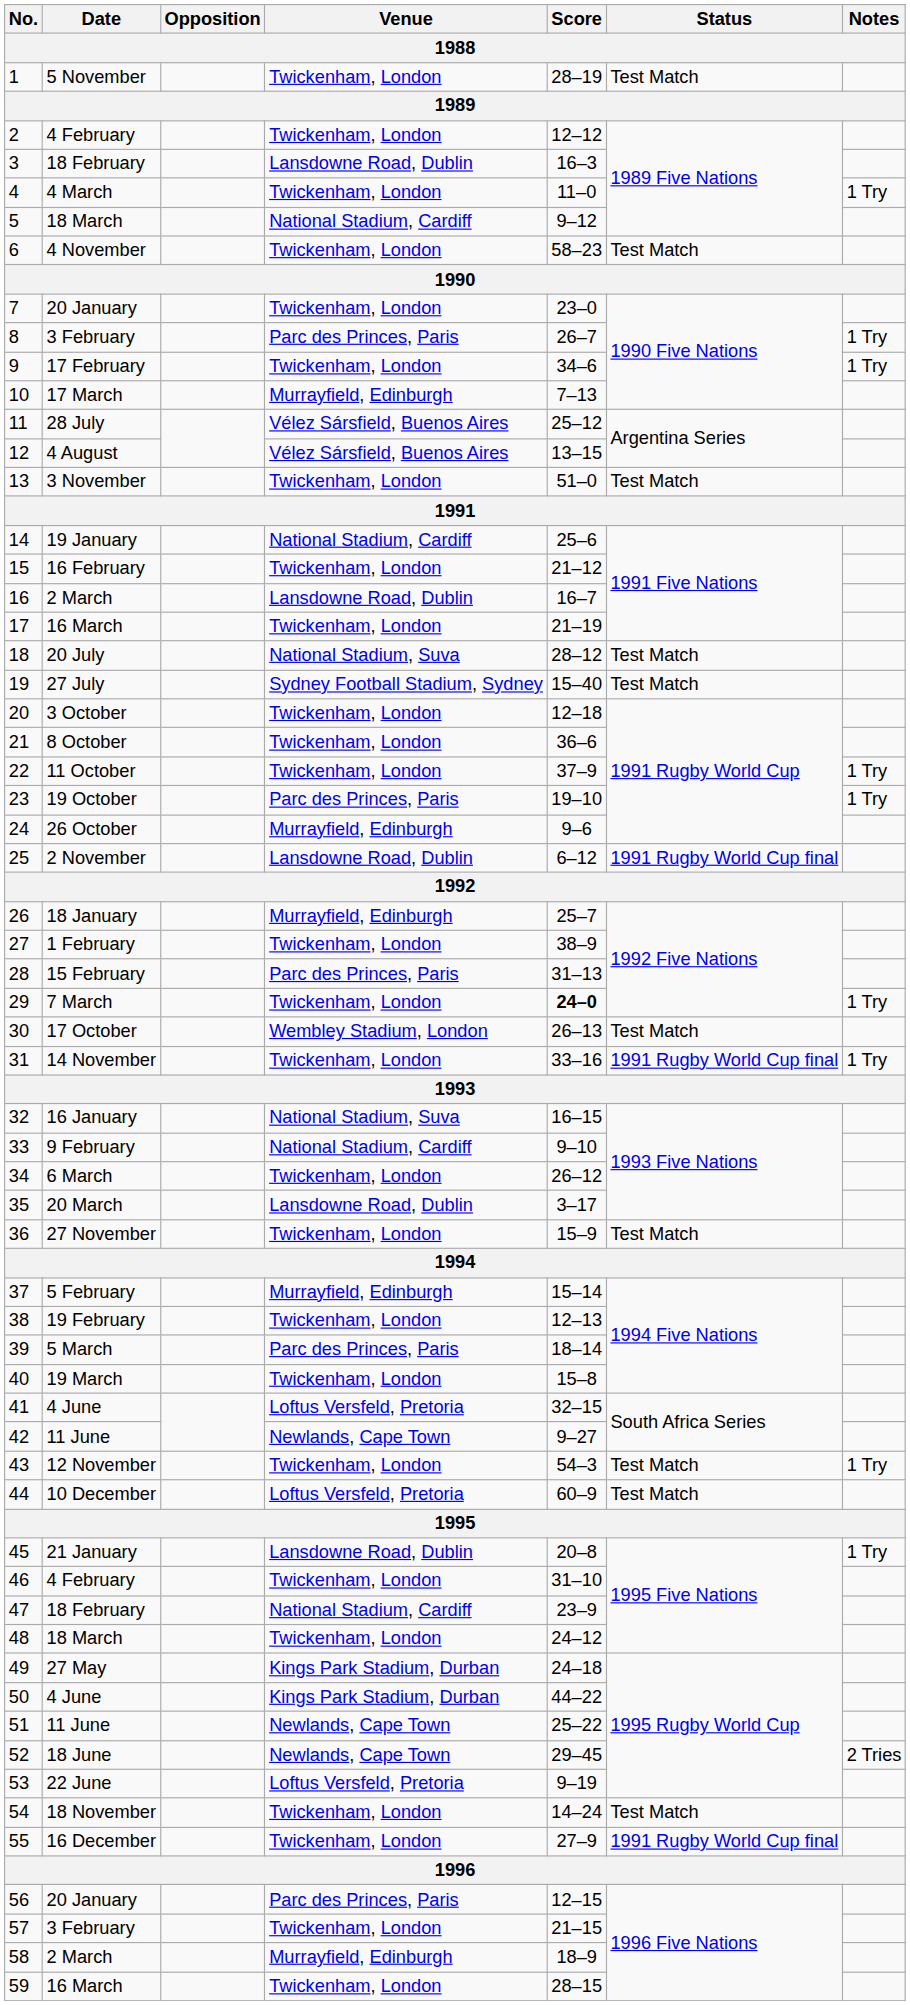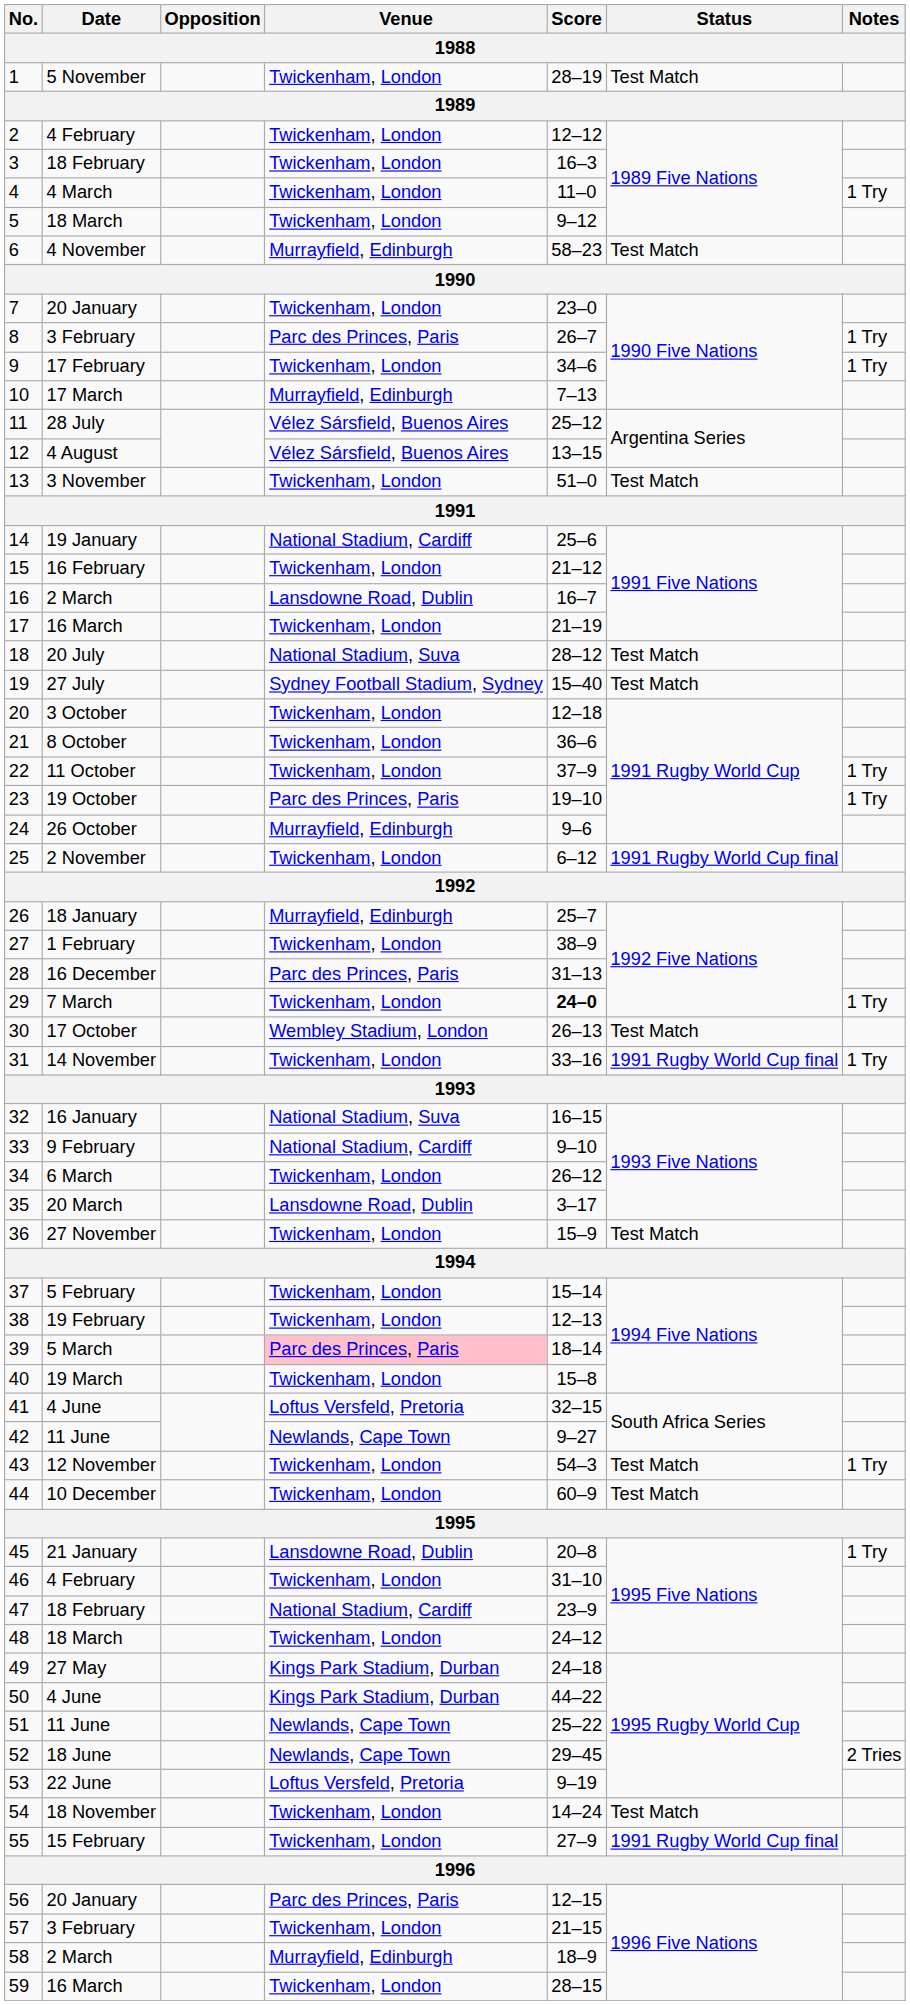(371, 163) Lansdowne Road, Dublin -> (355, 163) Twickenham, London
(370, 221) National Stadium, Cardiff -> (355, 221) Twickenham, London
(355, 250) Twickenham, London -> (361, 250) Murrayfield, Edinburgh
(371, 857) Lansdowne Road, Dublin -> (355, 857) Twickenham, London
(96, 973) 15 February -> (101, 973) 16 December
(361, 1291) Murrayfield, Edinburgh -> (355, 1291) Twickenham, London
(364, 1349) no background -> (364, 1349) pink background
(366, 1494) Loftus Versfeld, Pretoria -> (355, 1494) Twickenham, London
(101, 1841) 16 December -> (96, 1841) 15 February
